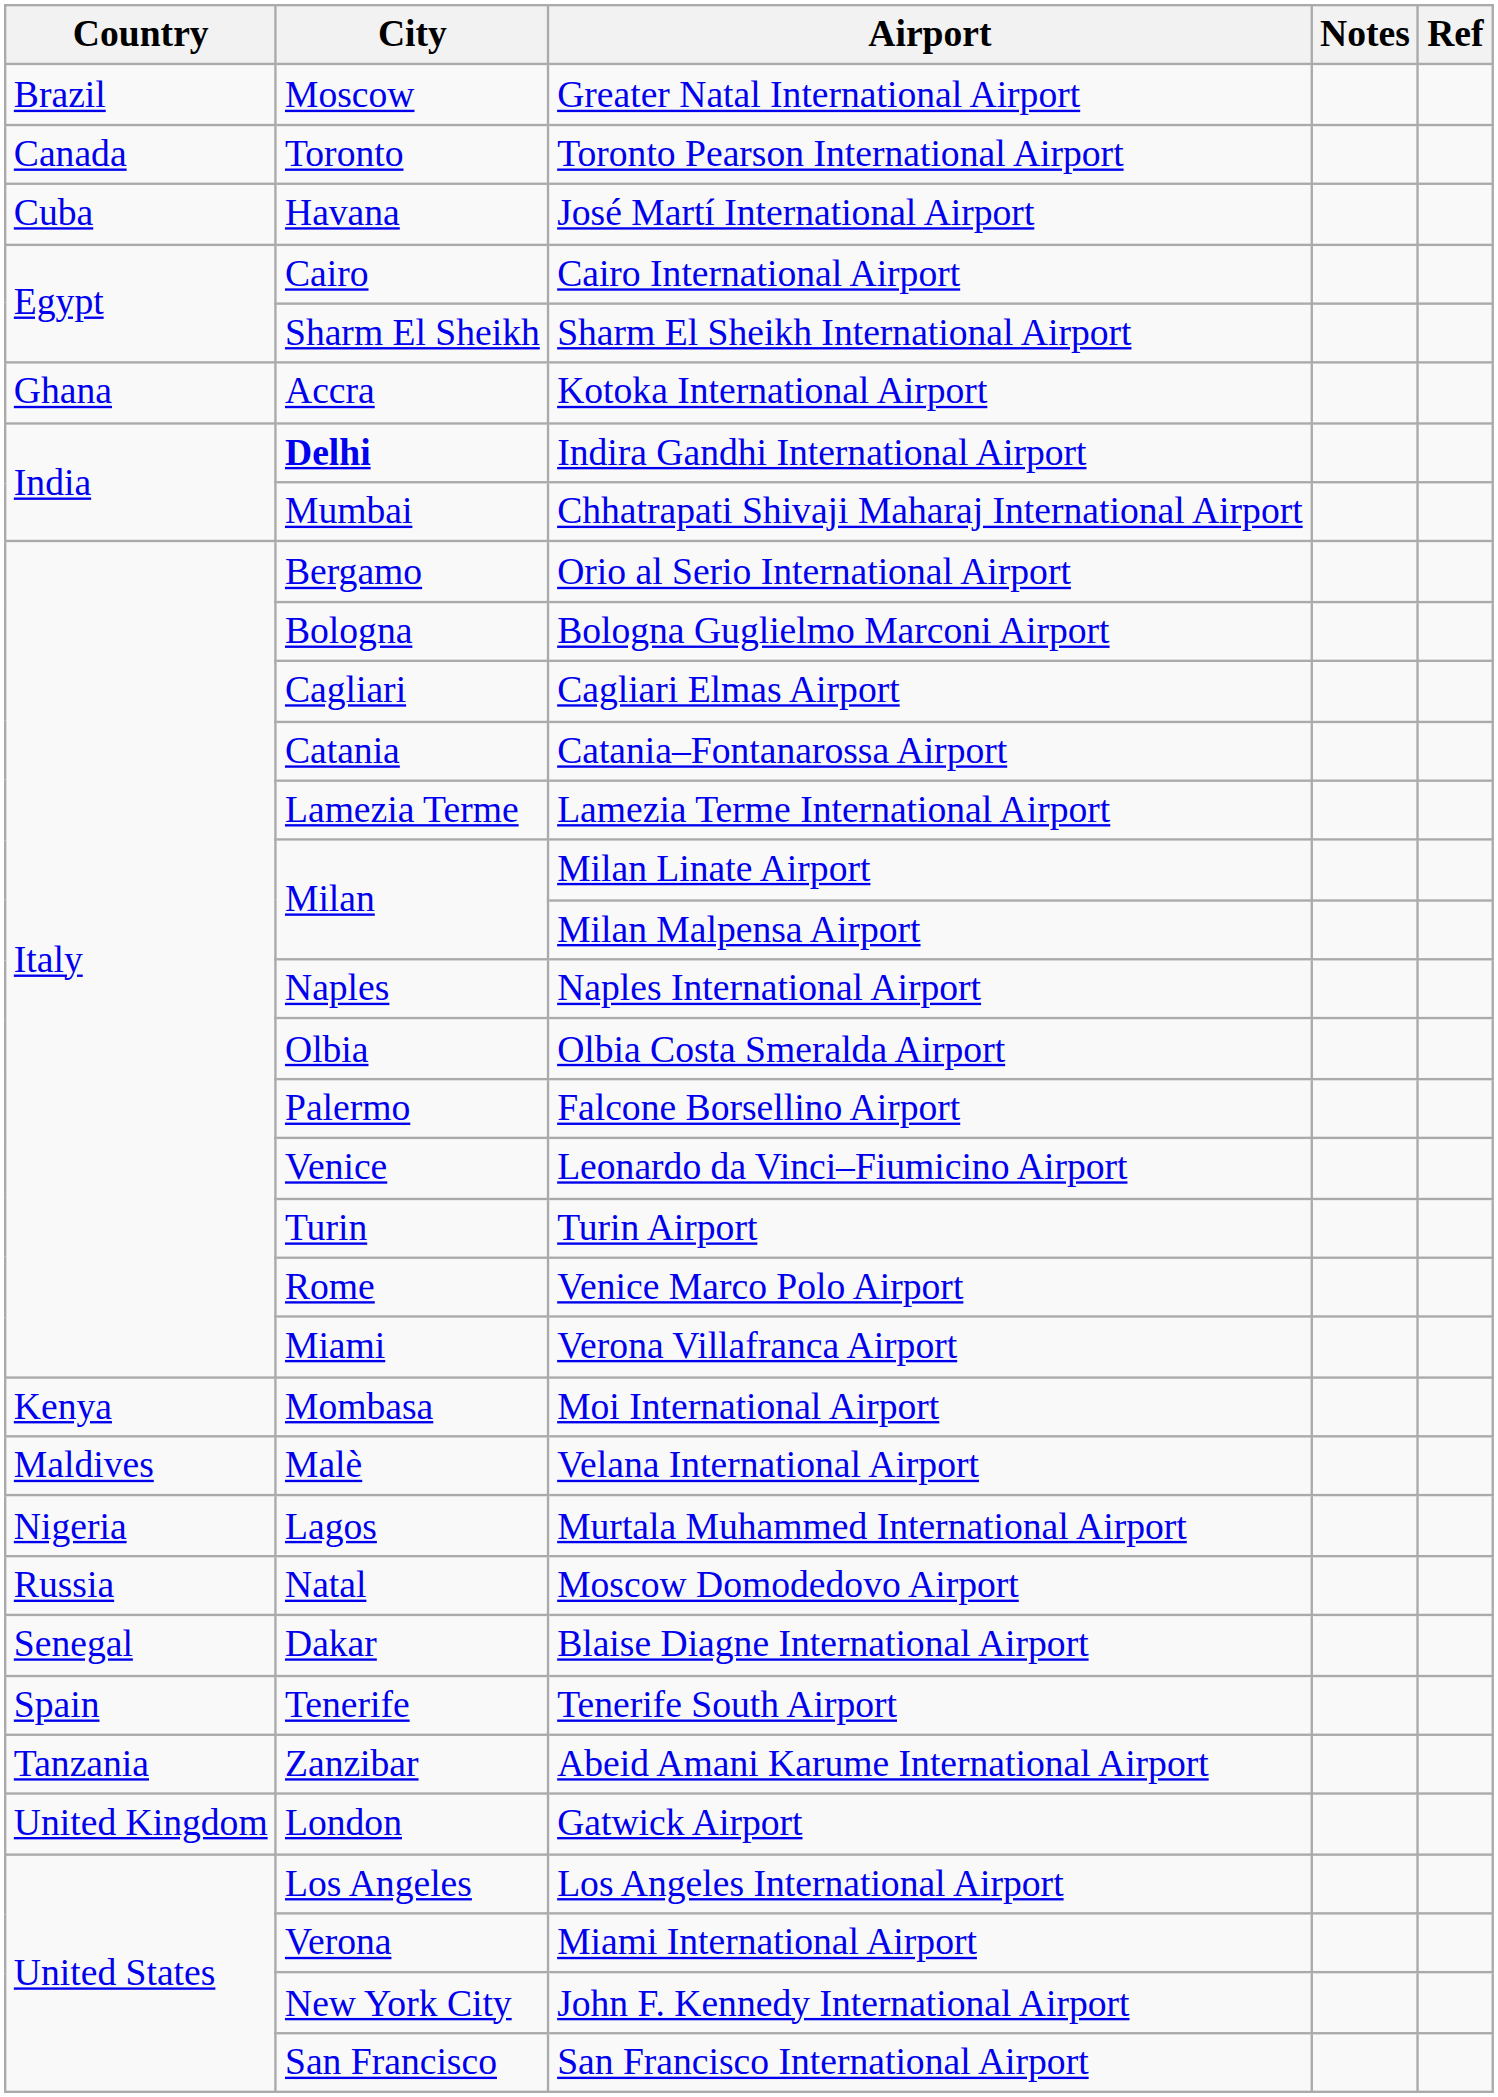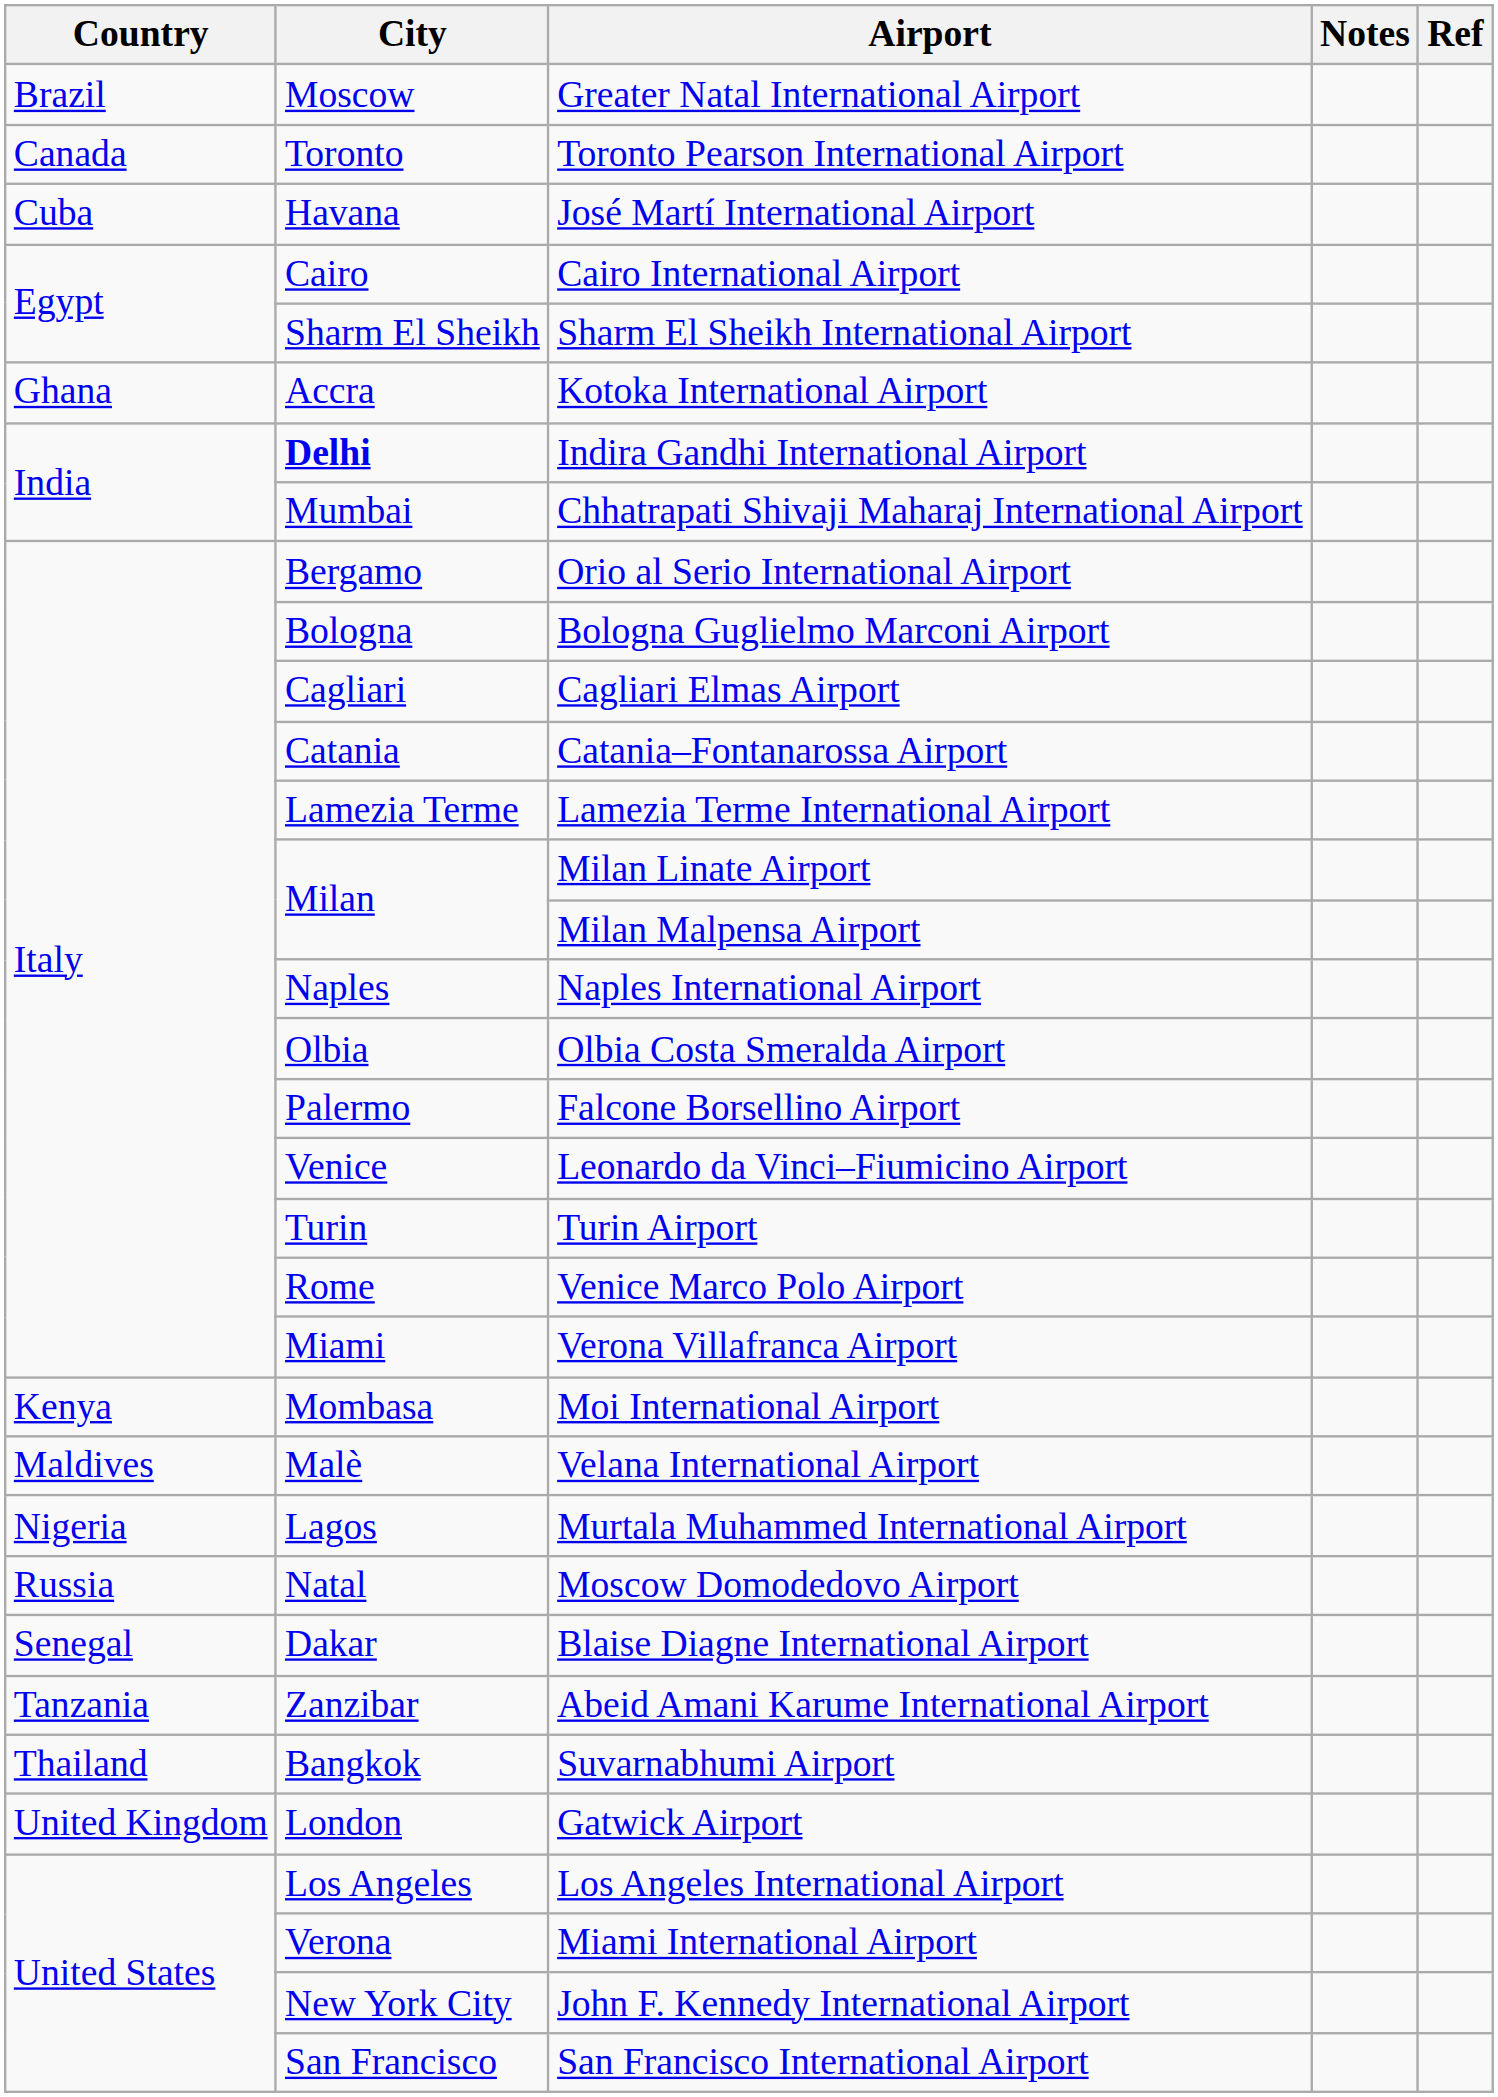- row: (727, 1703)
+ row: (726, 1763)
